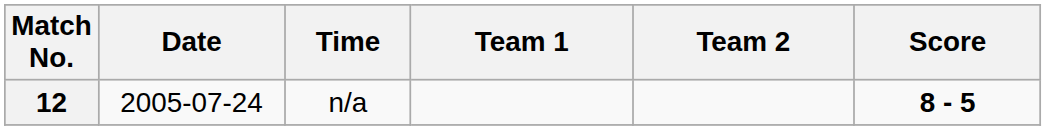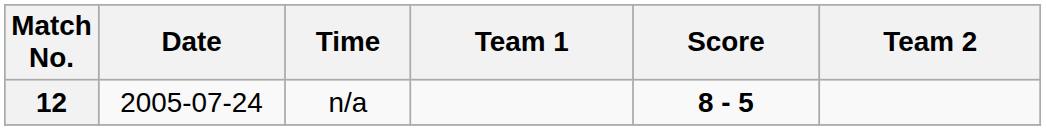columns swapped: (948, 42) <-> (743, 42)
